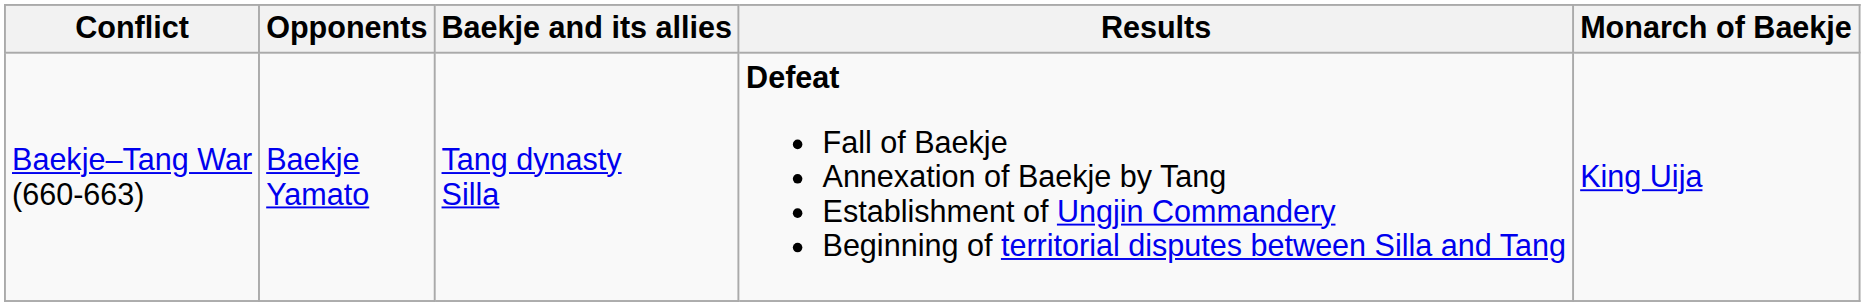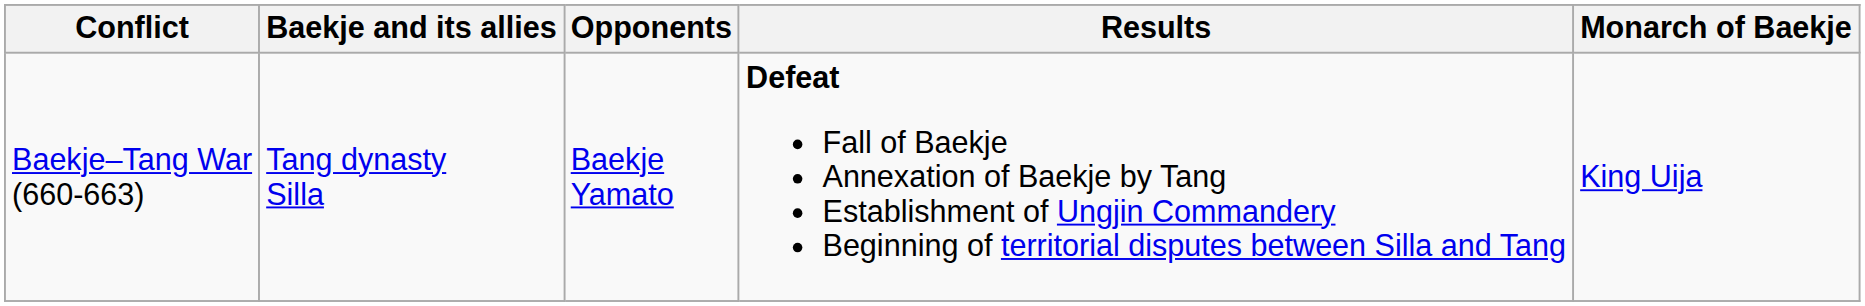columns swapped: (587, 28) <-> (347, 28)
